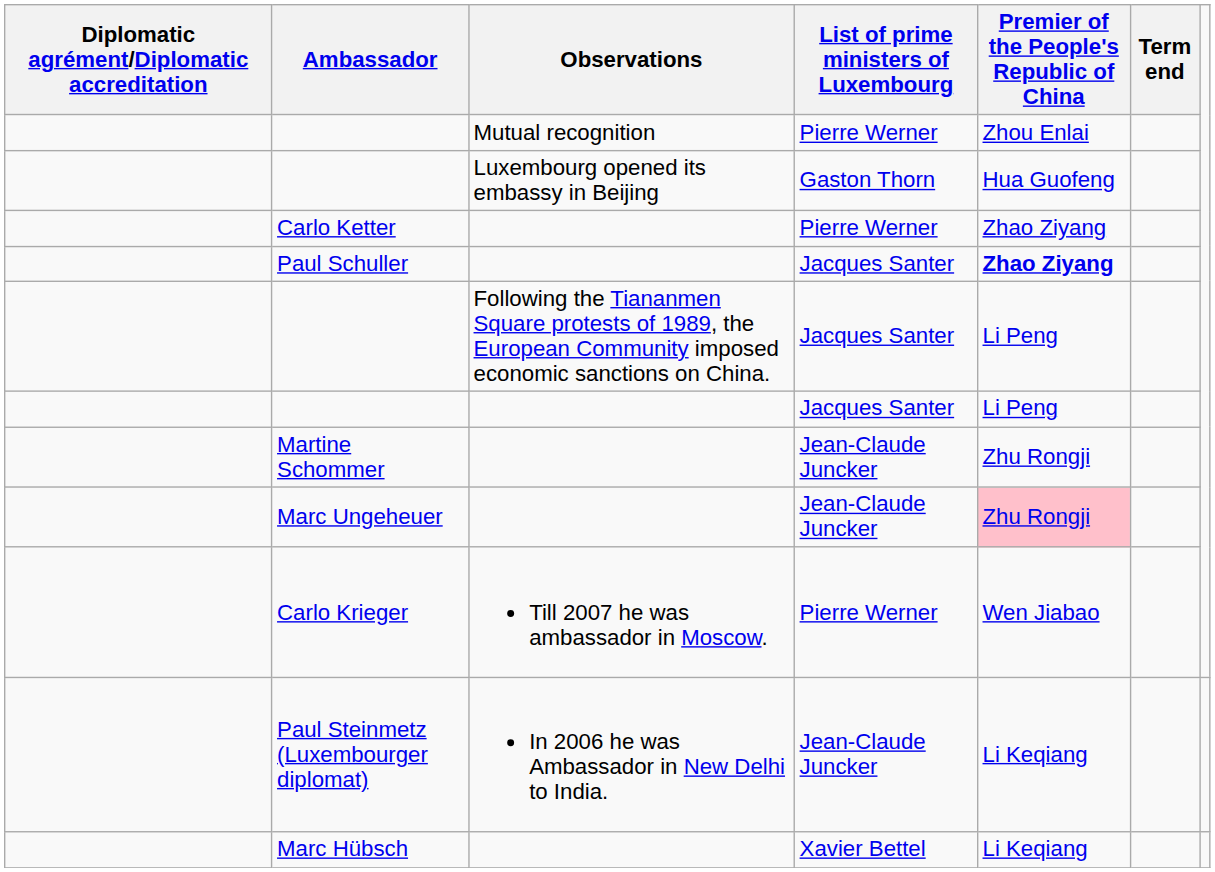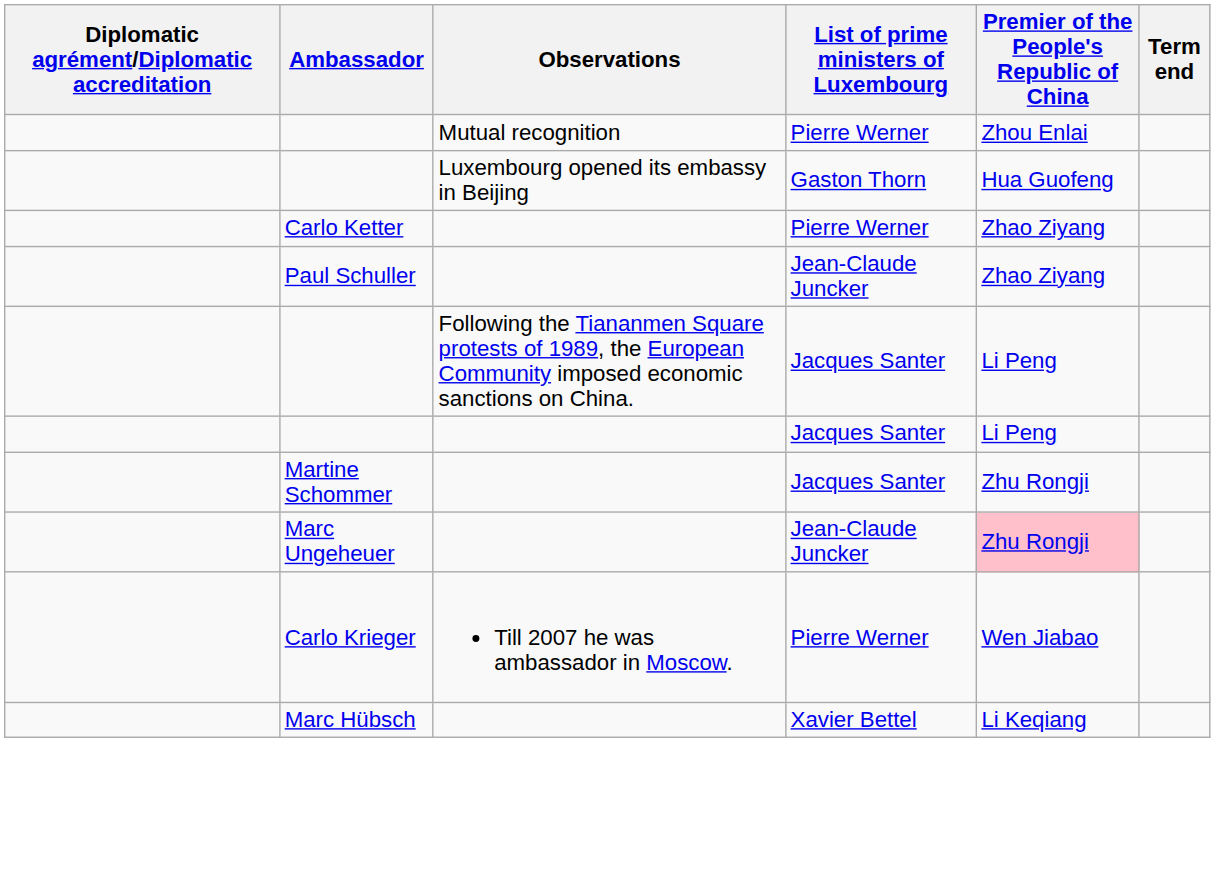(877, 263) Jacques Santer -> (854, 275) Jean-Claude Juncker
(1048, 263) bold -> (1043, 275) normal
(863, 456) Jean-Claude Juncker -> (868, 481) Jacques Santer
- row: (352, 754)
